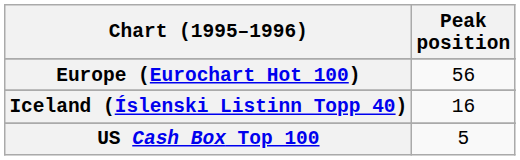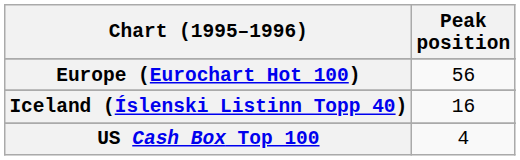(463, 138) 5 -> (463, 138) 4
